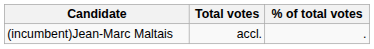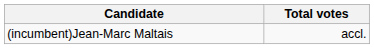- column: (317, 14)
